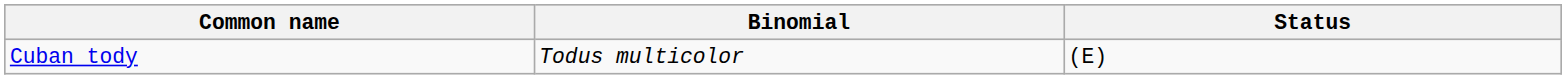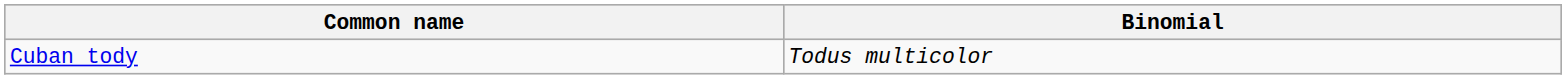- column: (1313, 22)
